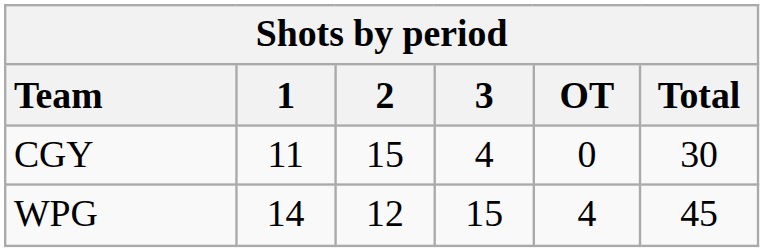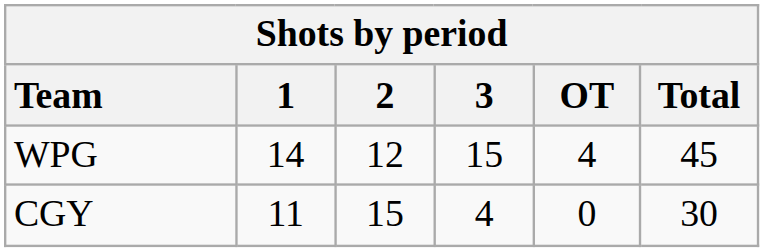rows swapped: (54, 154) <-> (56, 214)
